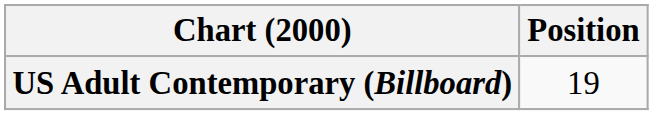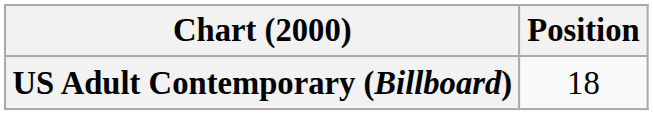(583, 82) 19 -> (583, 82) 18
